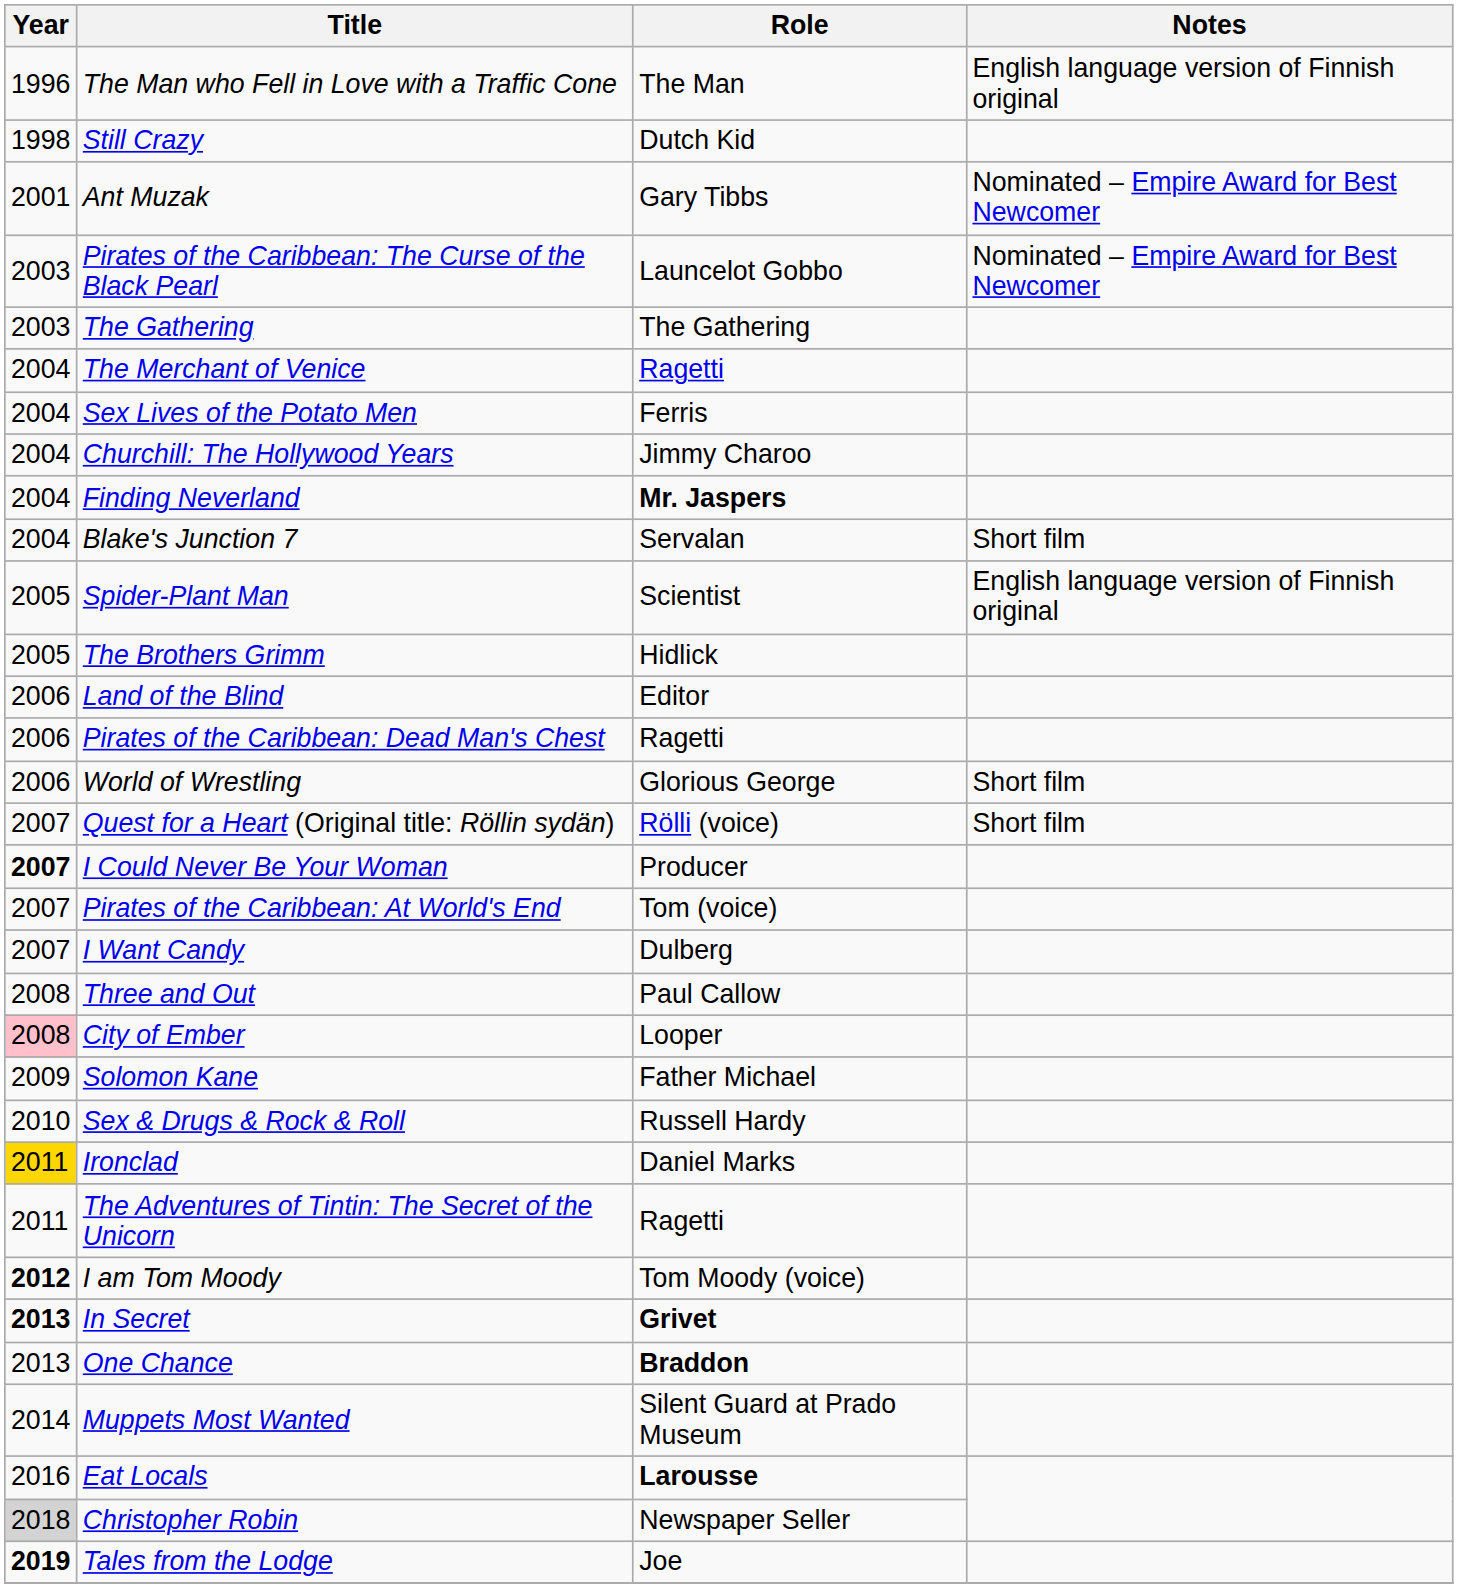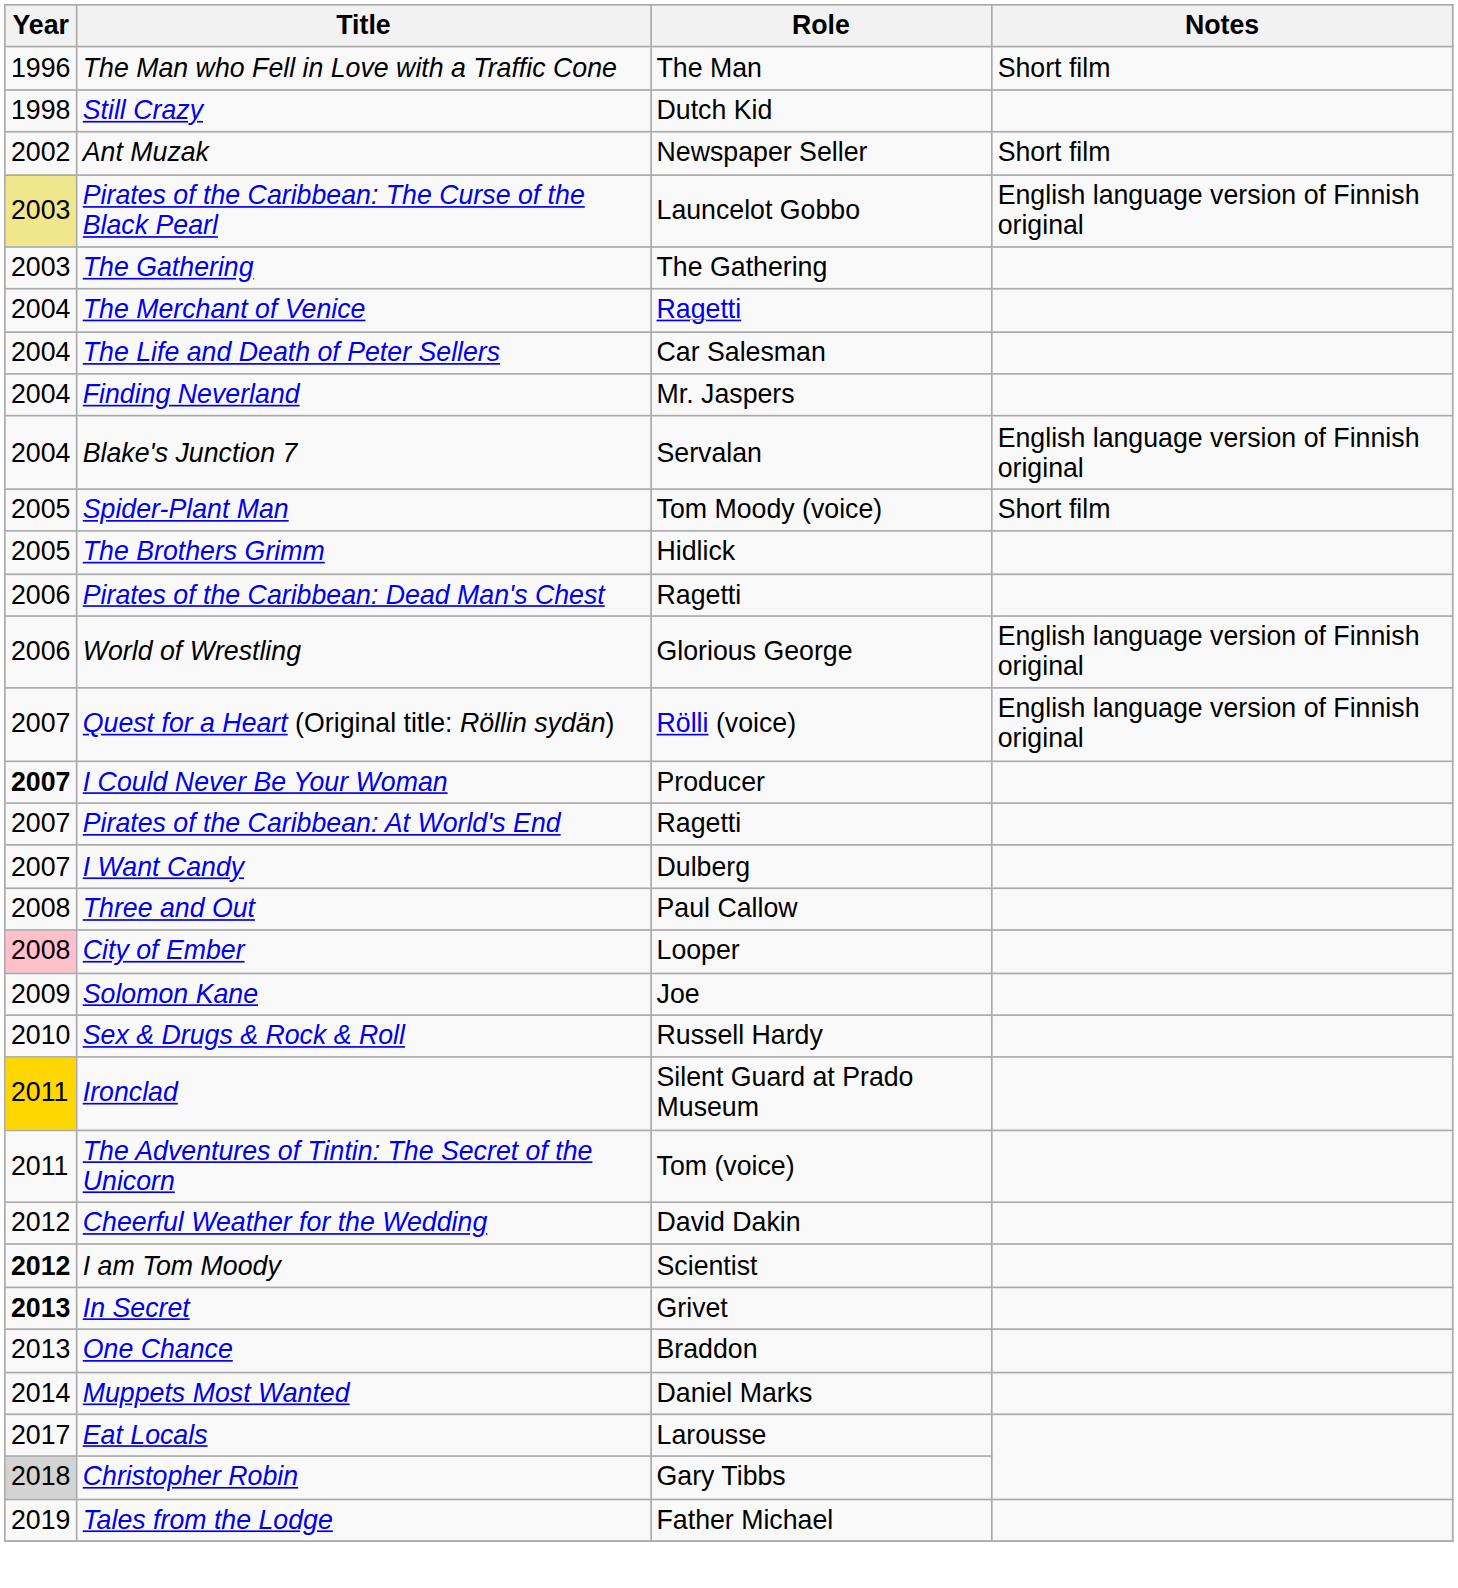(1183, 83) English language version of Finnish original -> (1054, 68) Short film
(41, 197) 2001 -> (41, 152) 2002
(704, 197) Gary Tibbs -> (762, 152) Newspaper Seller
(1185, 197) Nominated – Empire Award for Best Newcomer -> (1054, 152) Short film
(41, 270) no background -> (41, 210) khaki background
(1185, 270) Nominated – Empire Award for Best Newcomer -> (1209, 210) English language version of Finnish original
- row: (250, 412)
+ row: (291, 352)
- row: (268, 454)
(713, 497) bold -> (726, 394) normal
(1029, 539) Short film -> (1209, 452) English language version of Finnish original
(690, 597) Scientist -> (769, 509) Tom Moody (voice)
(1183, 597) English language version of Finnish original -> (1054, 509) Short film
- row: (183, 696)
(1029, 781) Short film -> (1209, 651) English language version of Finnish original
(1029, 823) Short film -> (1209, 724) English language version of Finnish original
(708, 908) Tom (voice) -> (699, 823) Ragetti
(728, 1078) Father Michael -> (678, 993) Joe
(717, 1162) Daniel Marks -> (785, 1093) Silent Guard at Prado Museum
(682, 1220) Ragetti -> (726, 1165) Tom (voice)
+ row: (285, 1223)
(752, 1277) Tom Moody (voice) -> (707, 1265) Scientist
(678, 1320) bold -> (692, 1307) normal
(694, 1362) bold -> (707, 1350) normal
(768, 1419) Silent Guard at Prado Museum -> (734, 1392) Daniel Marks
(41, 1477) 2016 -> (41, 1434) 2017
(699, 1477) bold -> (711, 1434) normal
(745, 1519) Newspaper Seller -> (721, 1477) Gary Tibbs
(41, 1562) bold -> (41, 1519) normal
(661, 1562) Joe -> (745, 1519) Father Michael
